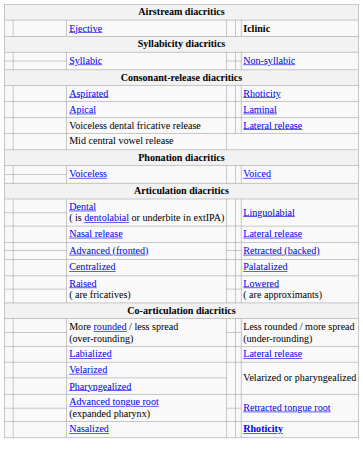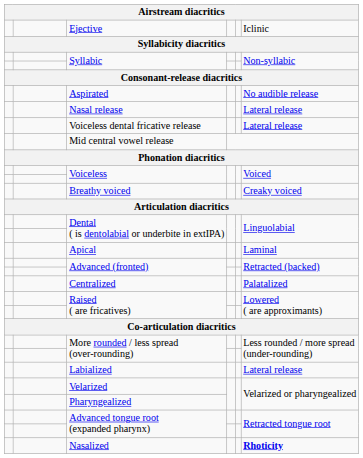(257, 28) bold -> (256, 28) normal
(262, 93) Rhoticity -> (281, 93) No audible release
rows swapped: (9, 234) <-> (9, 110)
+ row: (9, 191)
